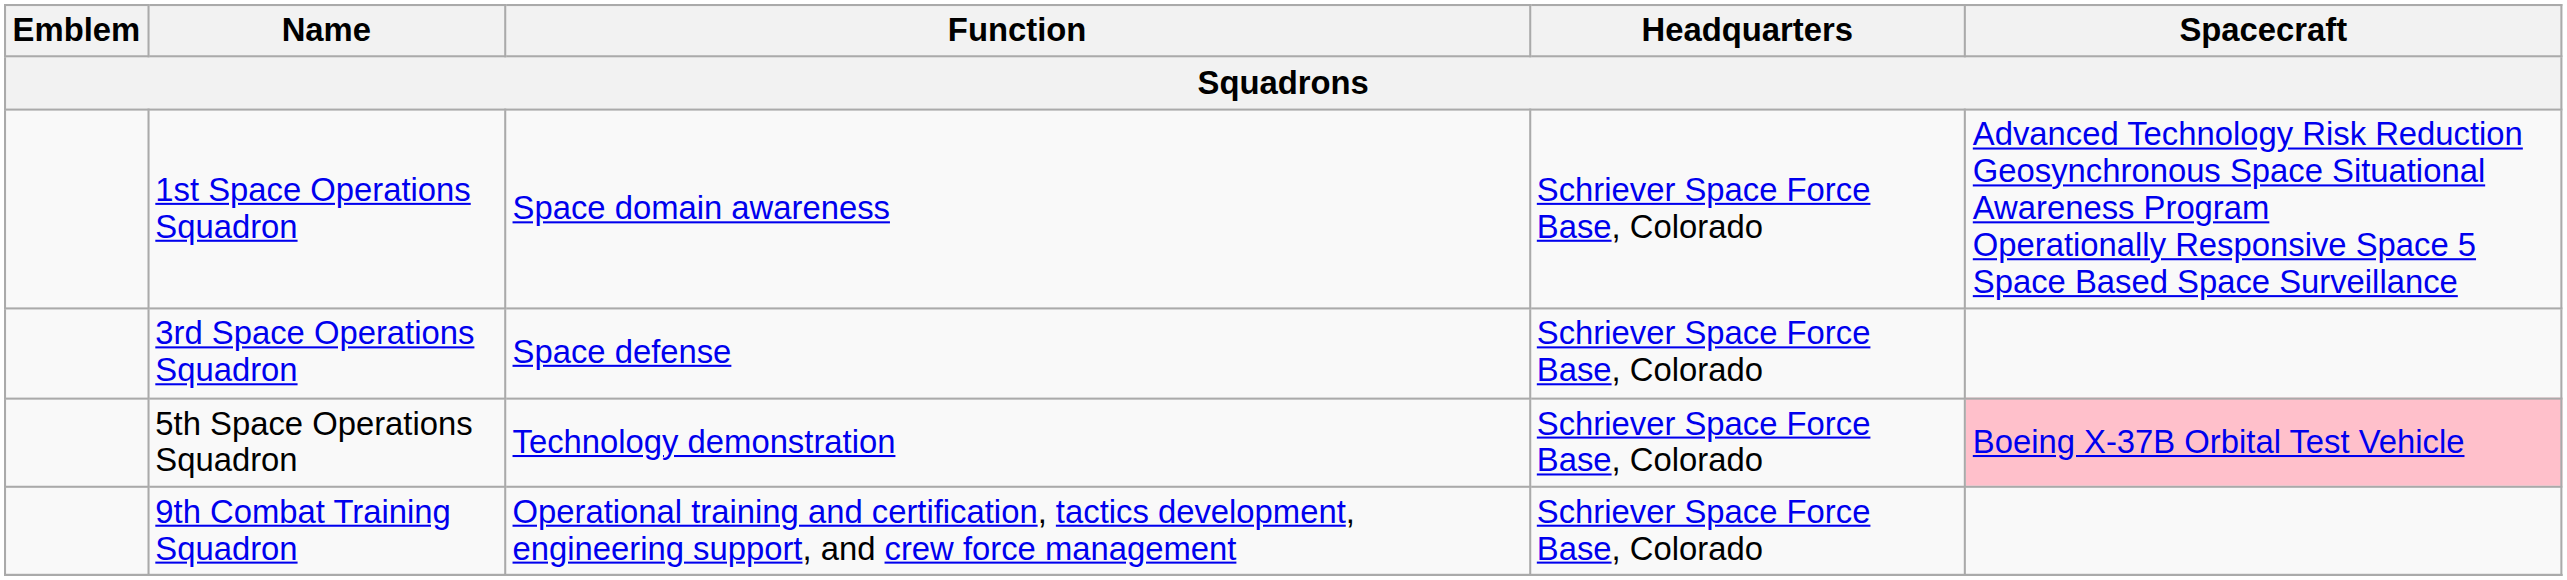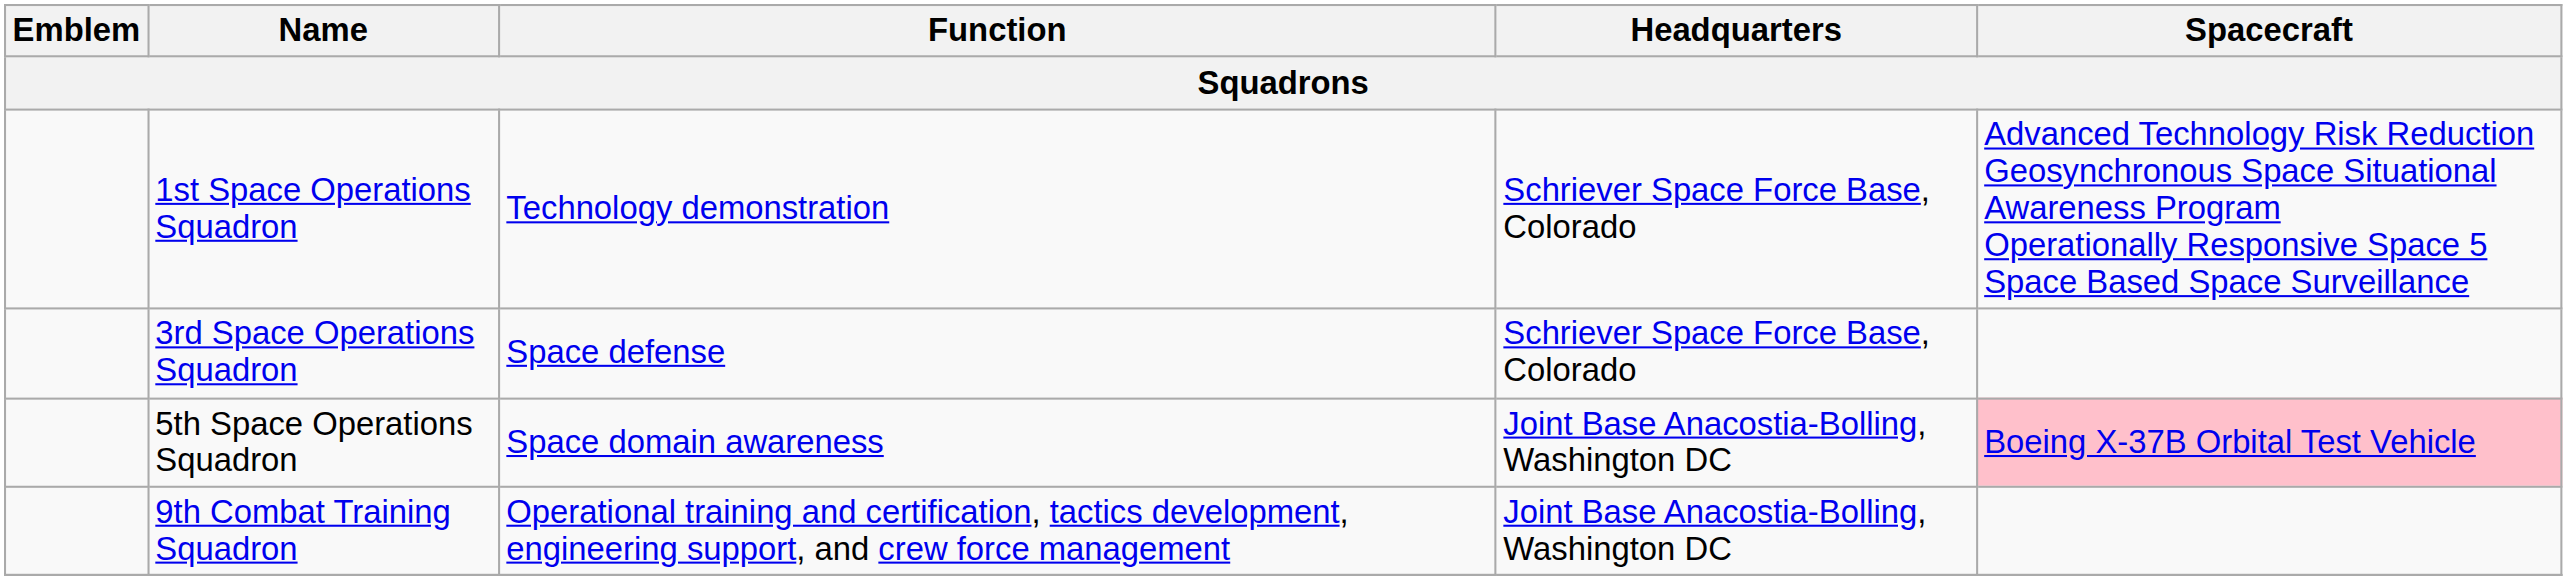(701, 208) Space domain awareness -> (698, 208) Technology demonstration
(704, 441) Technology demonstration -> (695, 441) Space domain awareness
(1704, 441) Schriever Space Force Base, Colorado -> (1715, 441) Joint Base Anacostia-Bolling, Washington DC
(1704, 530) Schriever Space Force Base, Colorado -> (1715, 530) Joint Base Anacostia-Bolling, Washington DC
